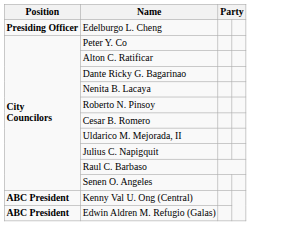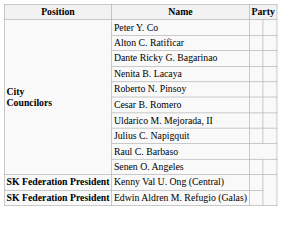- row: (122, 27)
(38, 197) ABC President -> (58, 182) SK Federation President
(38, 213) ABC President -> (58, 197) SK Federation President
